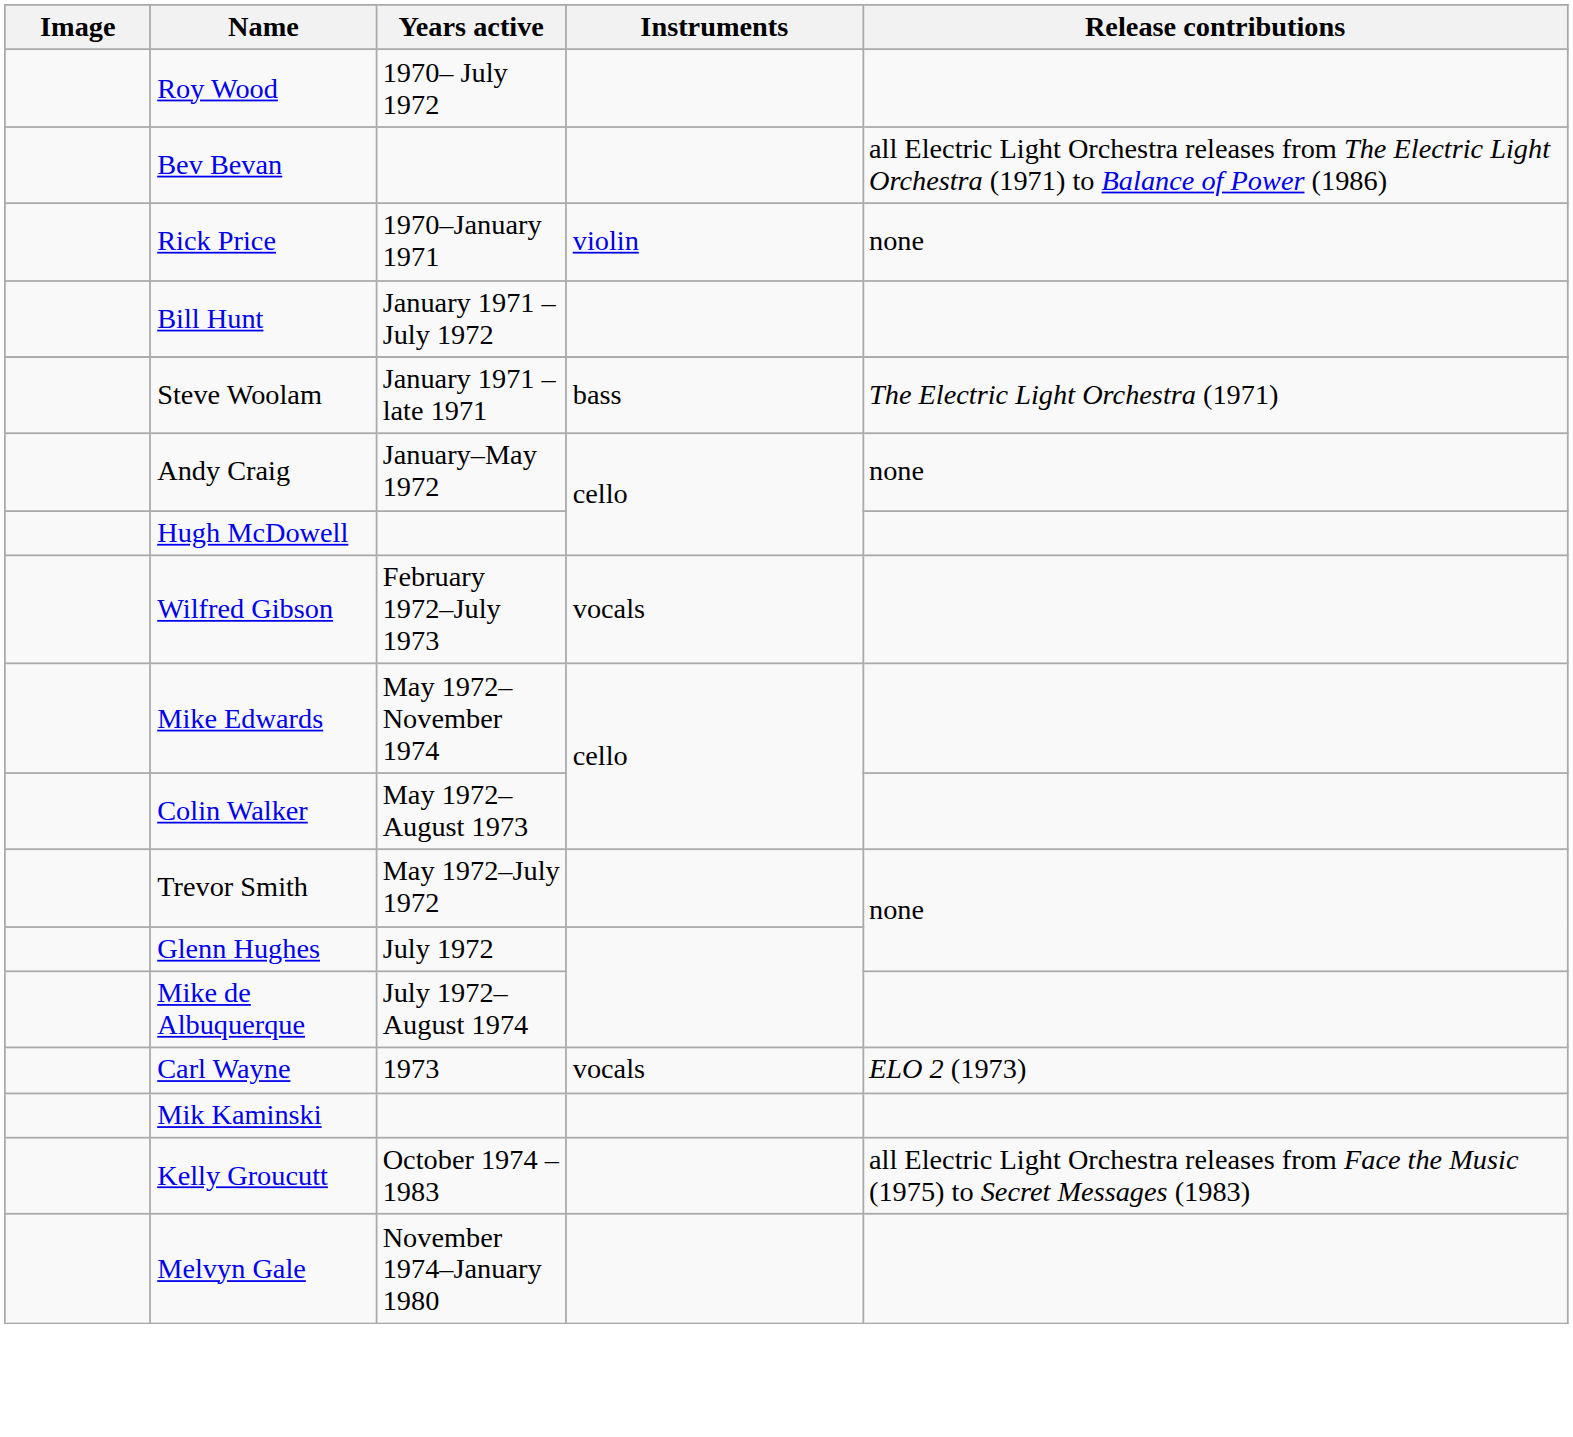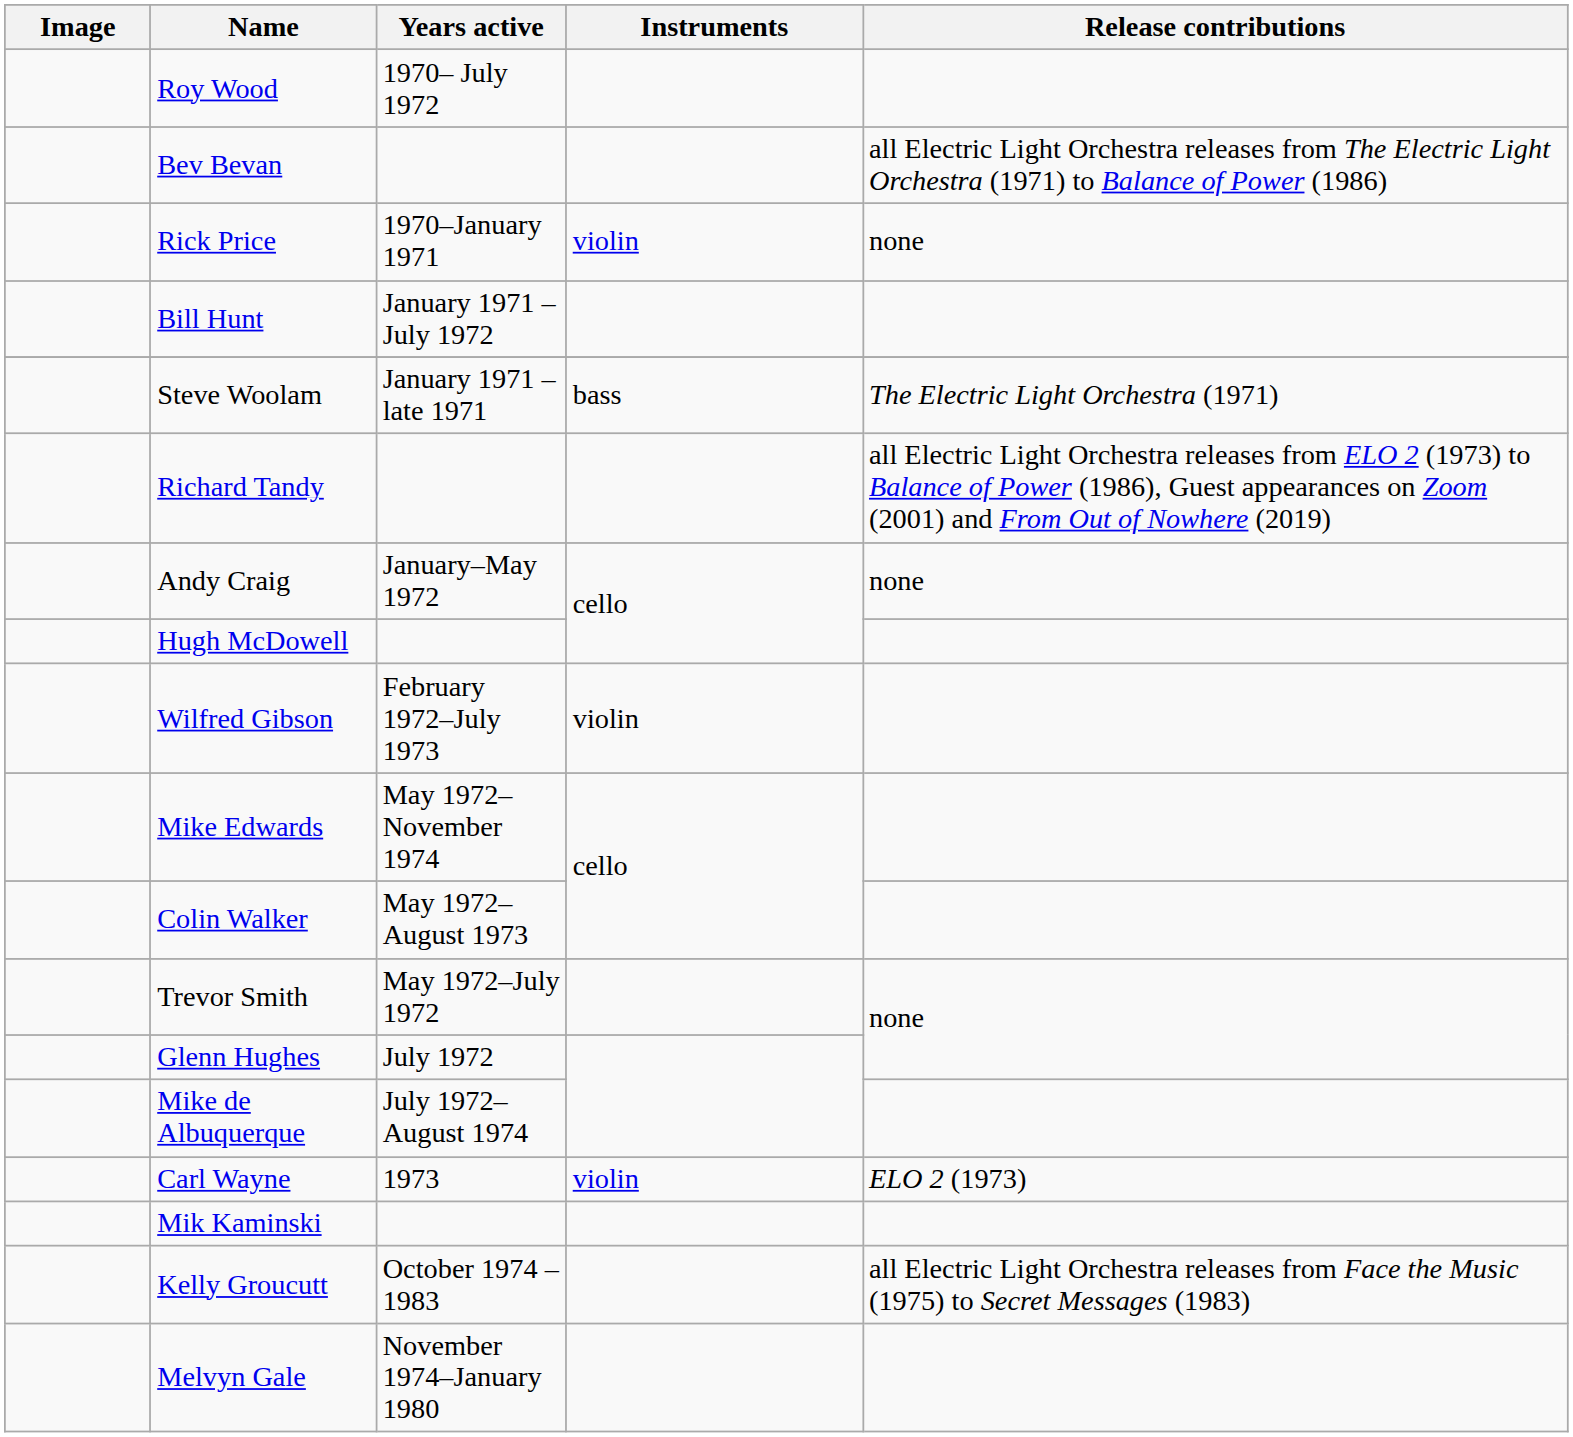+ row: (241, 487)
(609, 609) vocals -> (606, 717) violin
(609, 1069) vocals -> (606, 1178) violin
